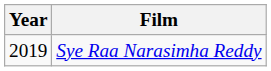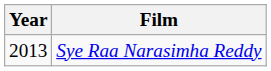(28, 50) 2019 -> (28, 50) 2013
